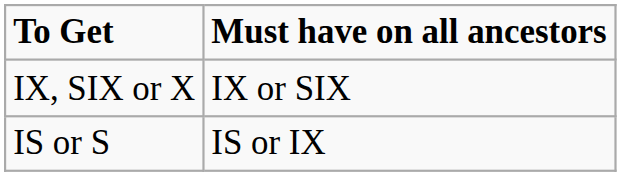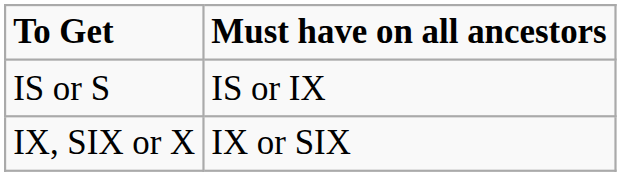rows swapped: (62, 142) <-> (104, 87)
